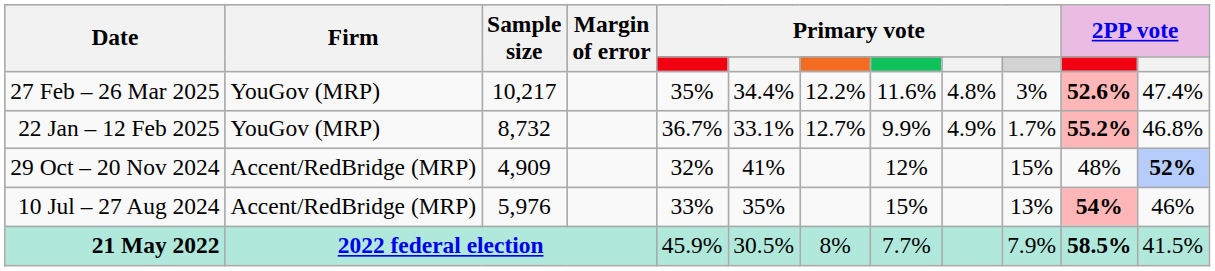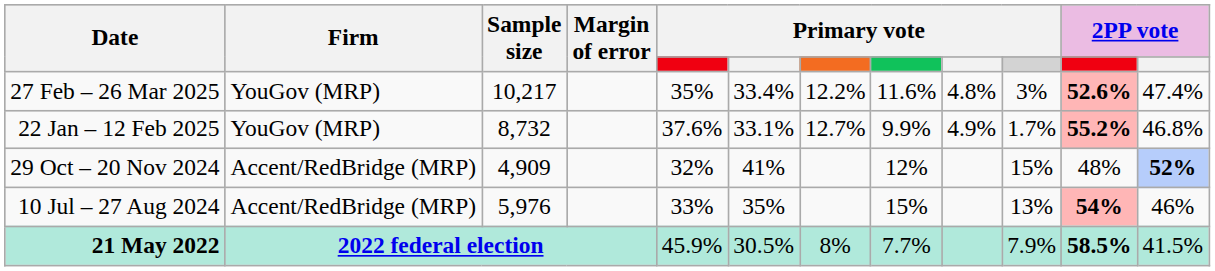(764, 90) 34.4% -> (764, 90) 33.4%
(692, 129) 36.7% -> (692, 129) 37.6%
